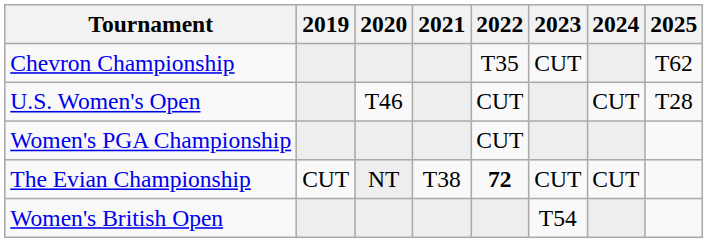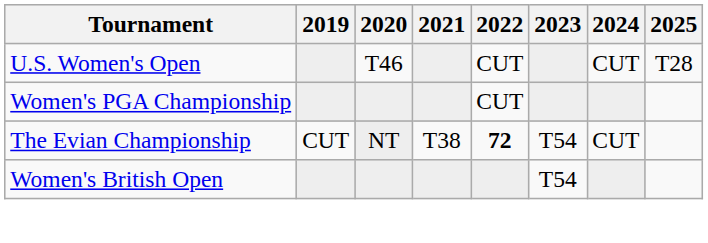- row: (122, 62)
(558, 179) CUT -> (558, 140) T54
